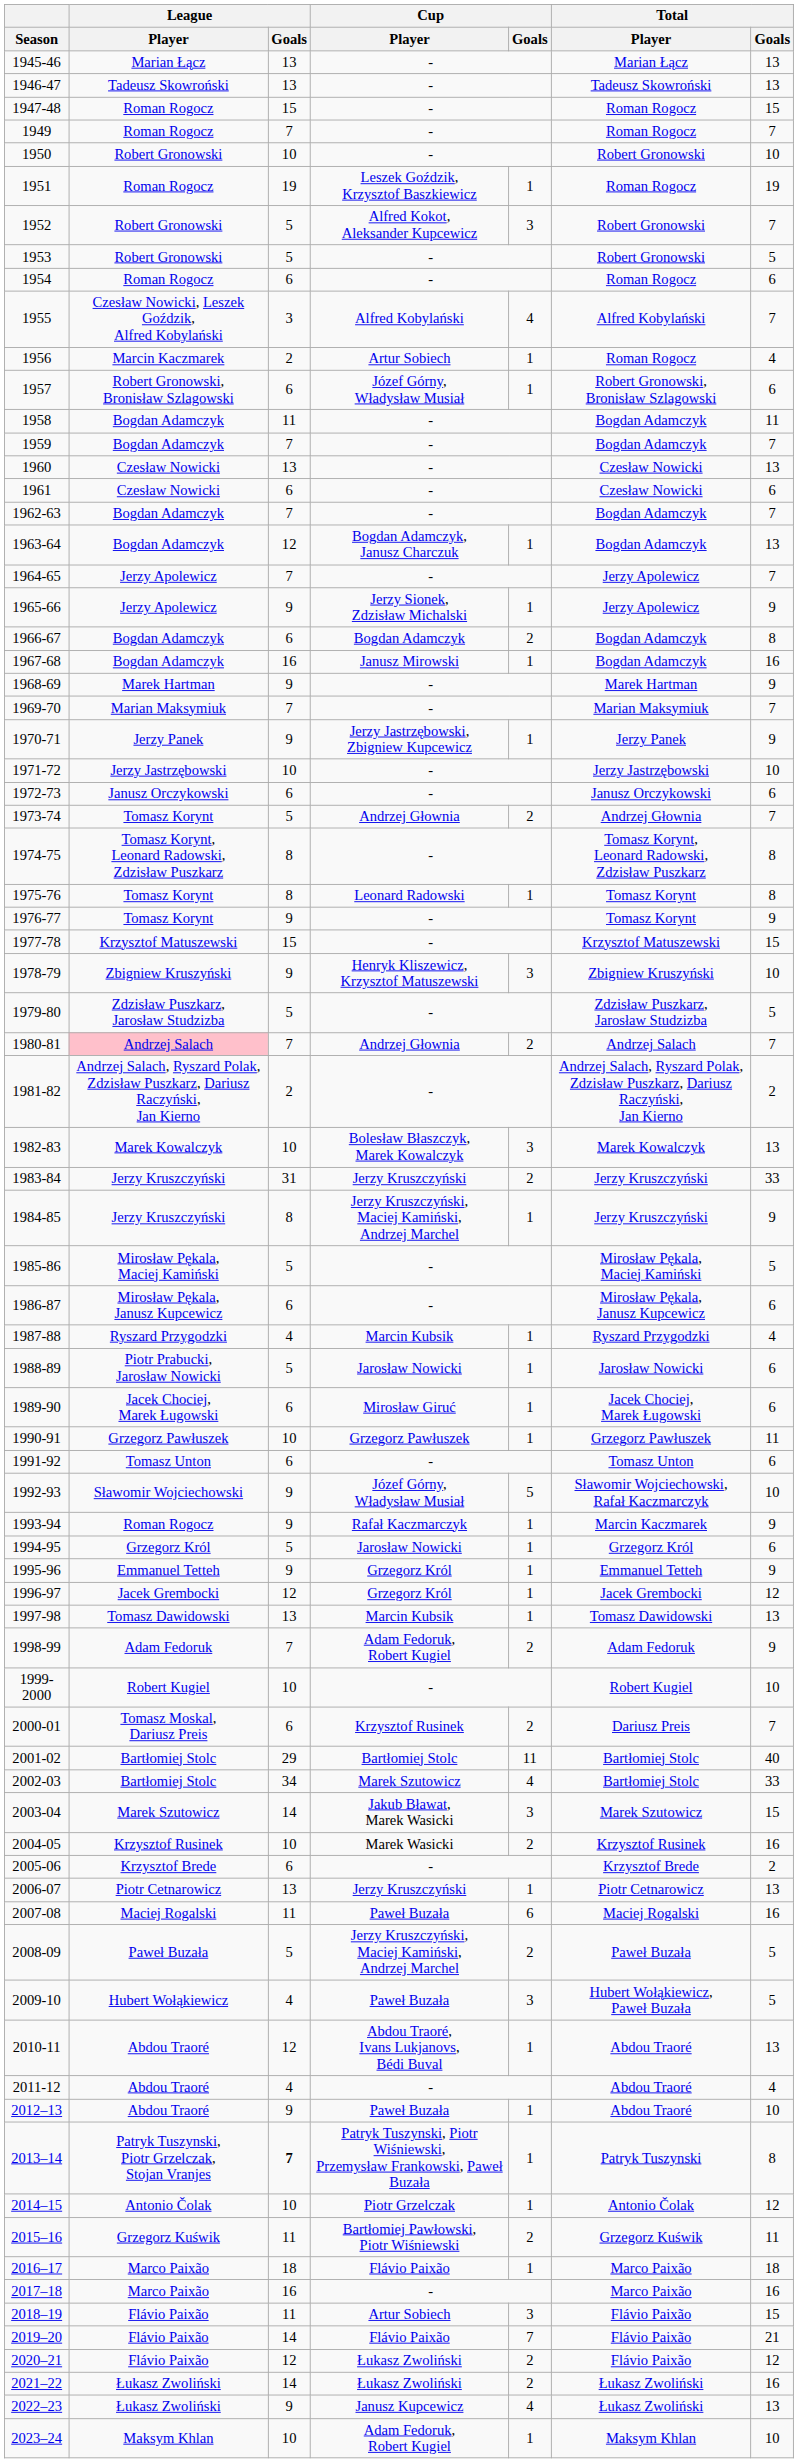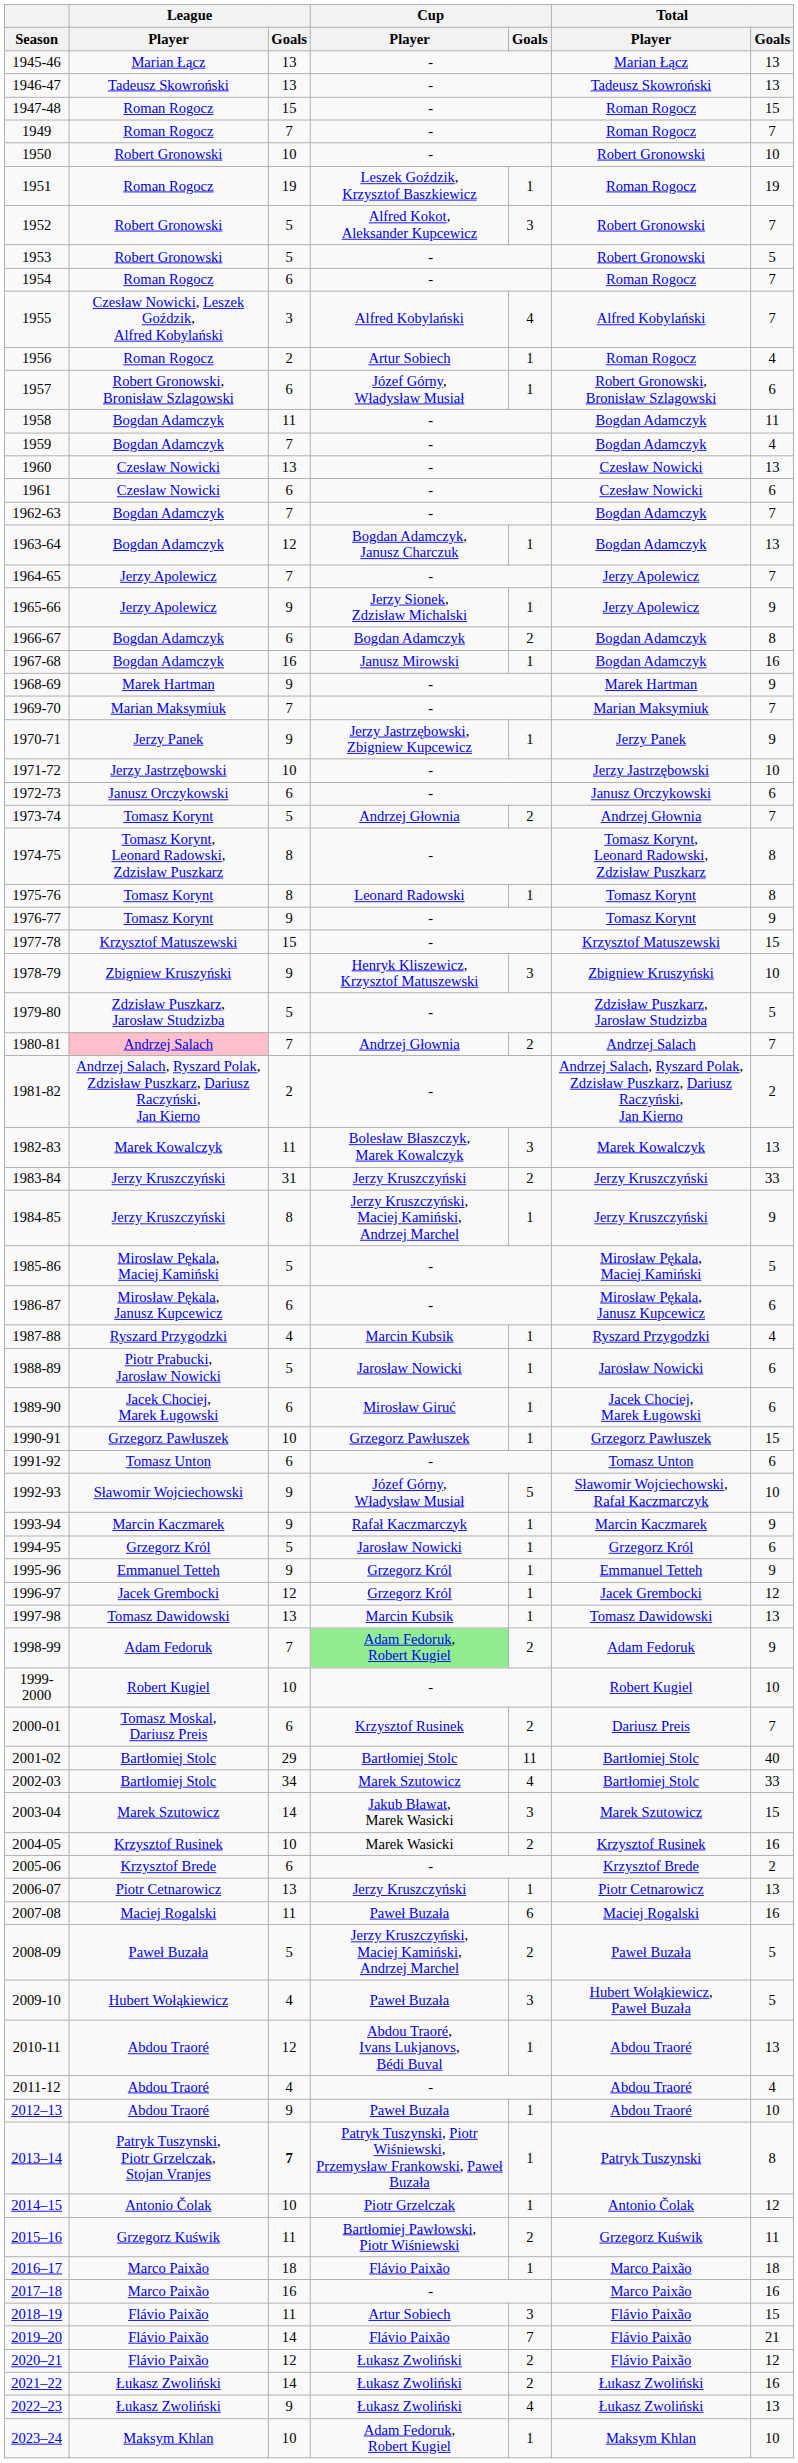(772, 279) 6 -> (772, 279) 7
(168, 358) Marcin Kaczmarek -> (168, 358) Roman Rogocz
(772, 444) 7 -> (772, 444) 4
(289, 1147) 10 -> (289, 1147) 11
(772, 1438) 11 -> (772, 1438) 15
(168, 1524) Roman Rogocz -> (168, 1524) Marcin Kaczmarek
(409, 1647) no background -> (409, 1647) lightgreen background
(409, 2406) Janusz Kupcewicz -> (409, 2406) Łukasz Zwoliński
